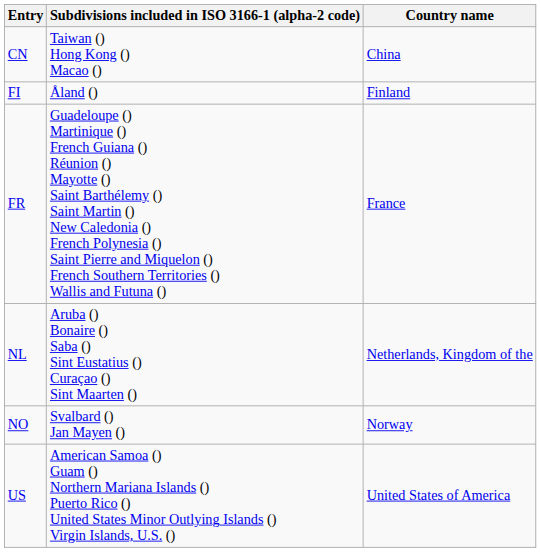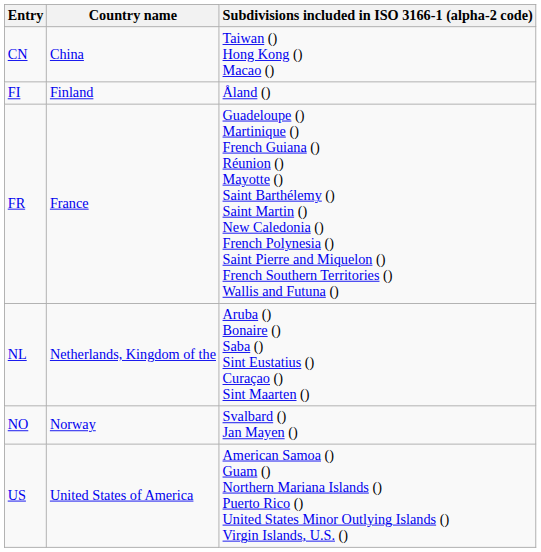columns swapped: (450, 15) <-> (205, 15)
